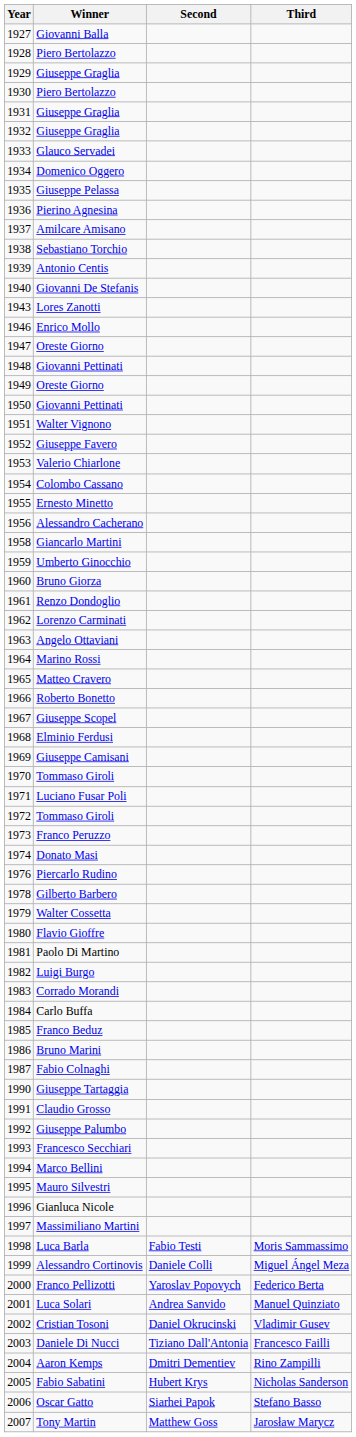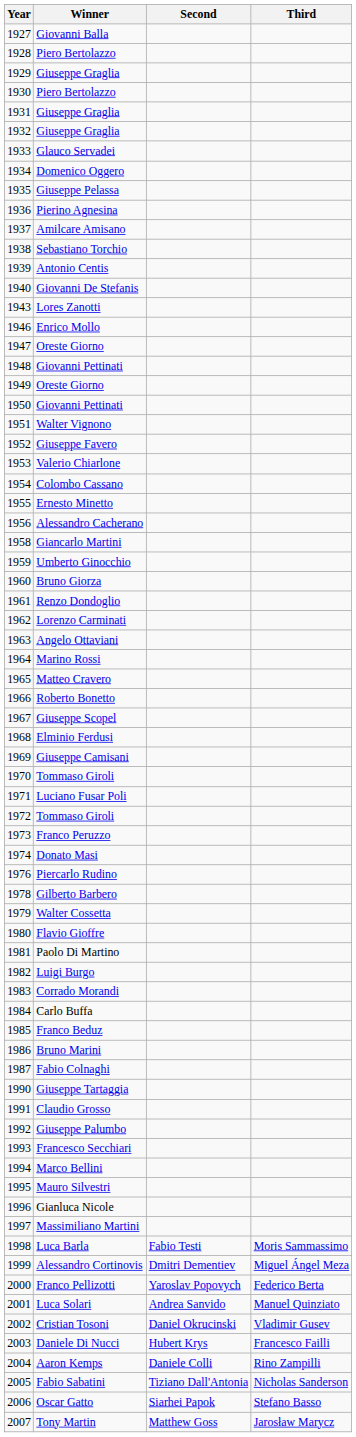(181, 1265) Daniele Colli -> (192, 1265) Dmitri Dementiev
(198, 1343) Tiziano Dall'Antonia -> (178, 1343) Hubert Krys
(192, 1363) Dmitri Dementiev -> (181, 1363) Daniele Colli
(178, 1382) Hubert Krys -> (198, 1382) Tiziano Dall'Antonia
